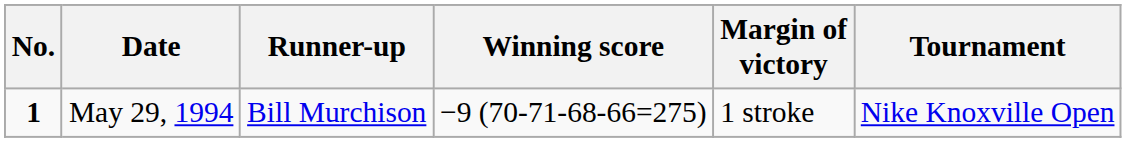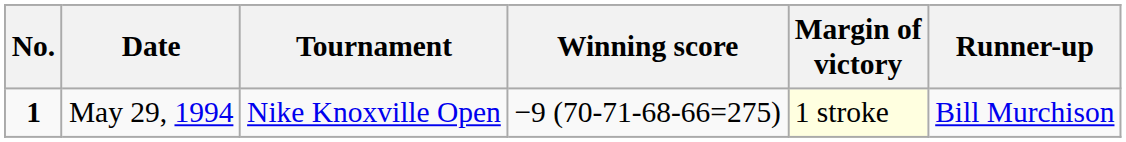columns swapped: (988, 46) <-> (337, 46)
(767, 112) no background -> (842, 112) lightyellow background
